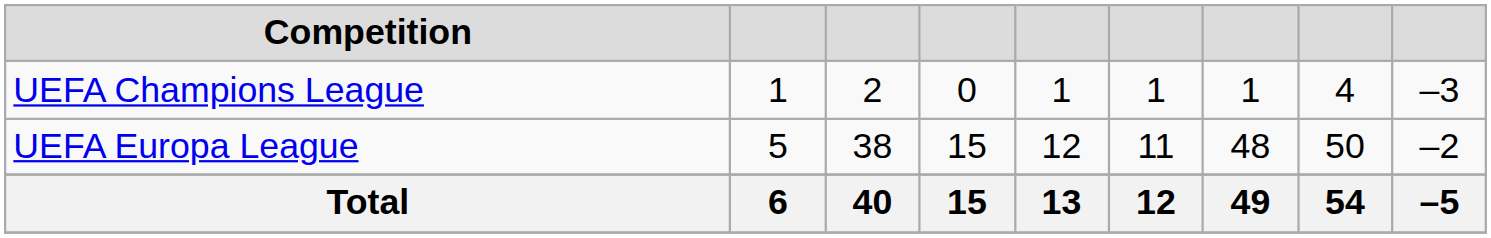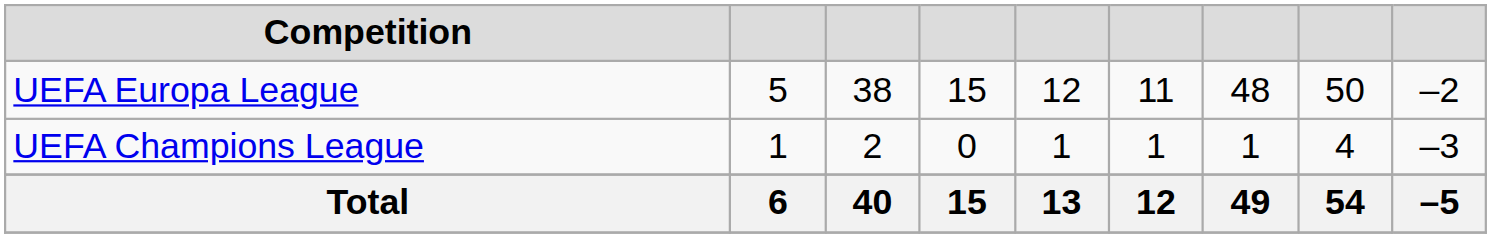rows swapped: (219, 89) <-> (186, 145)
